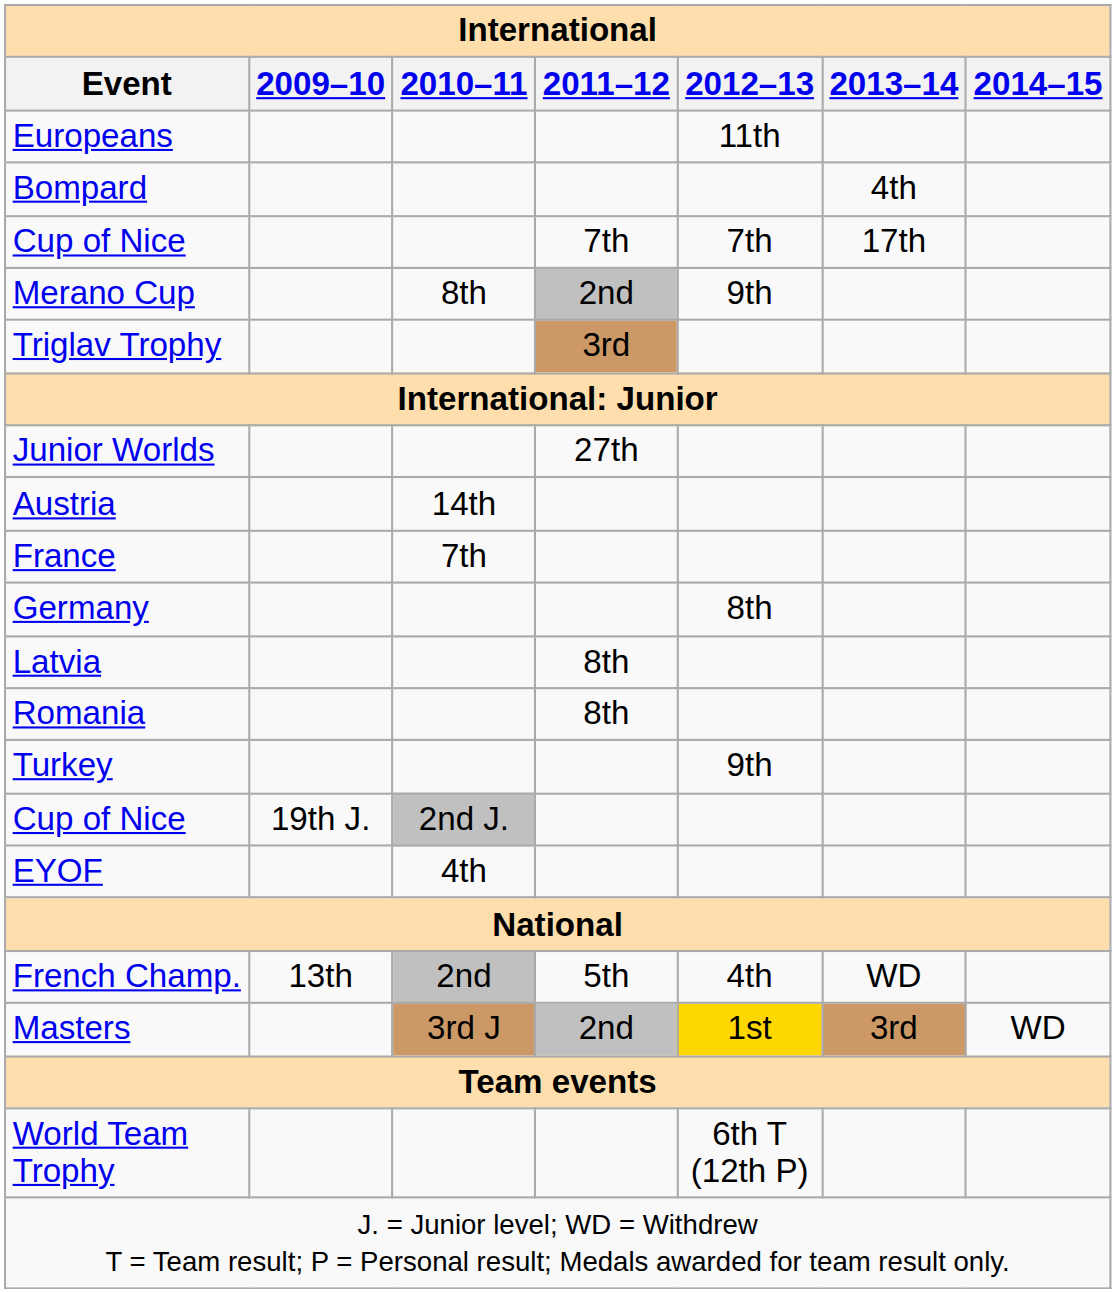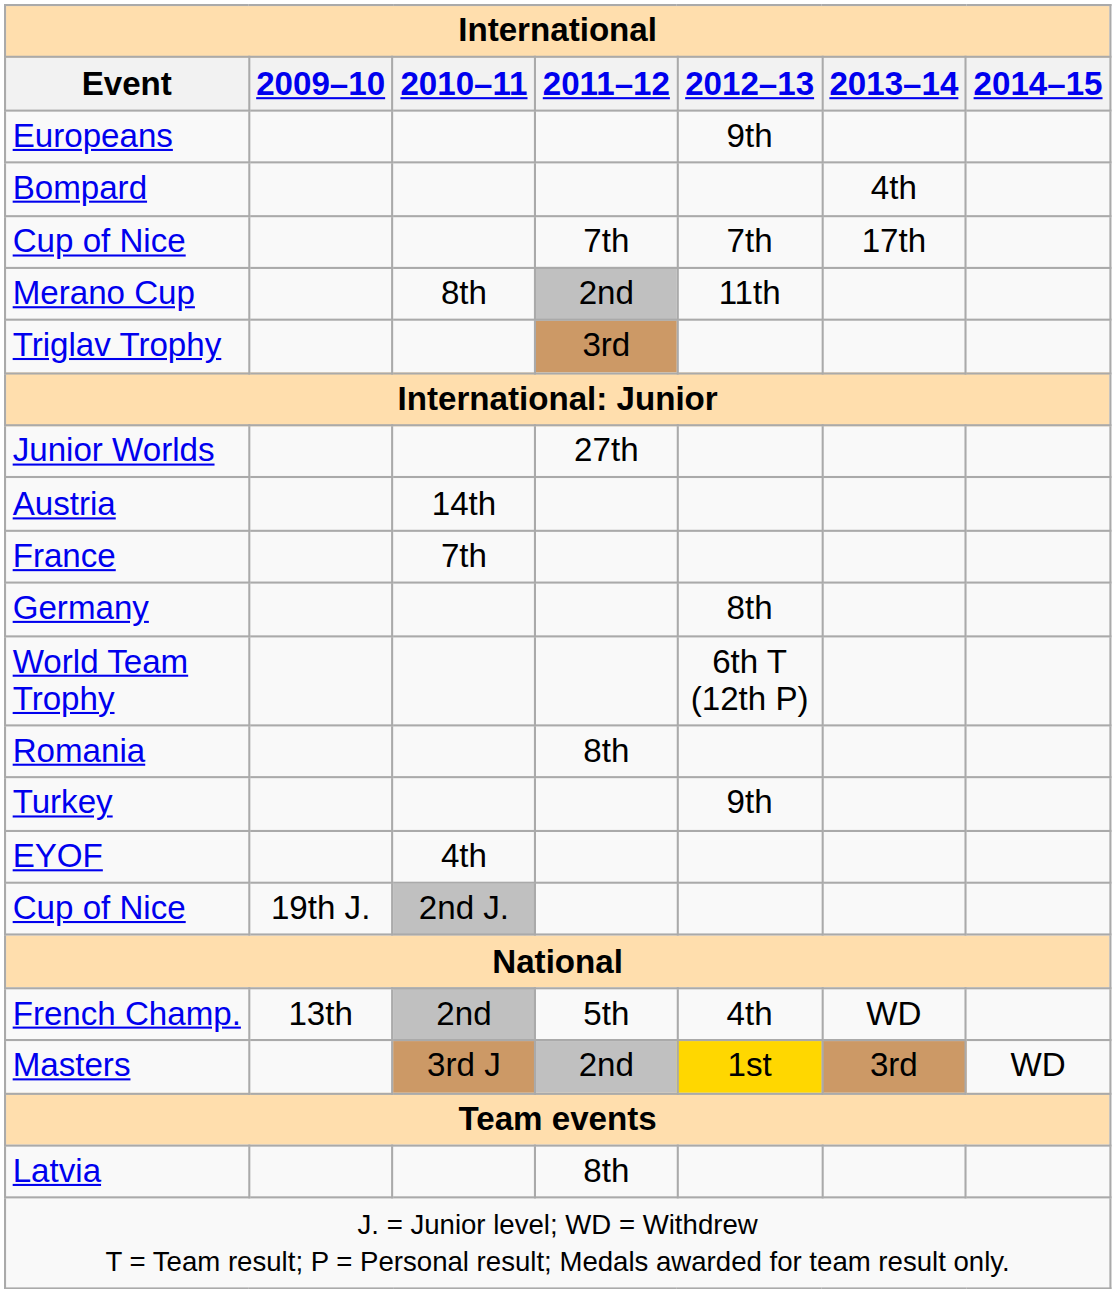(750, 135) 11th -> (750, 135) 9th
(750, 293) 9th -> (750, 293) 11th
rows swapped: (57, 661) <-> (100, 1152)
rows swapped: (58, 871) <-> (99, 818)
